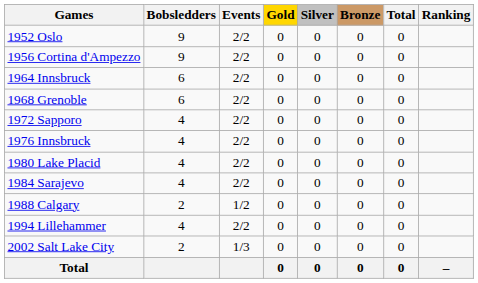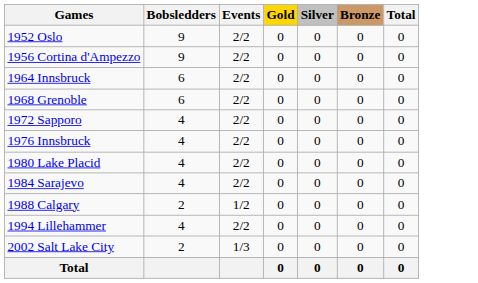- column: (446, 15)
